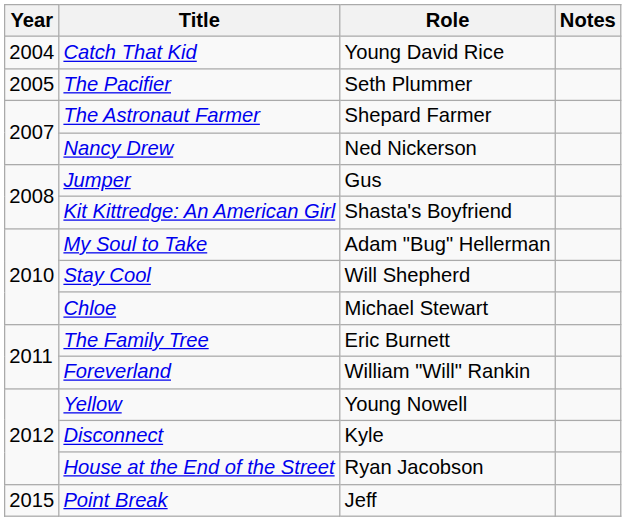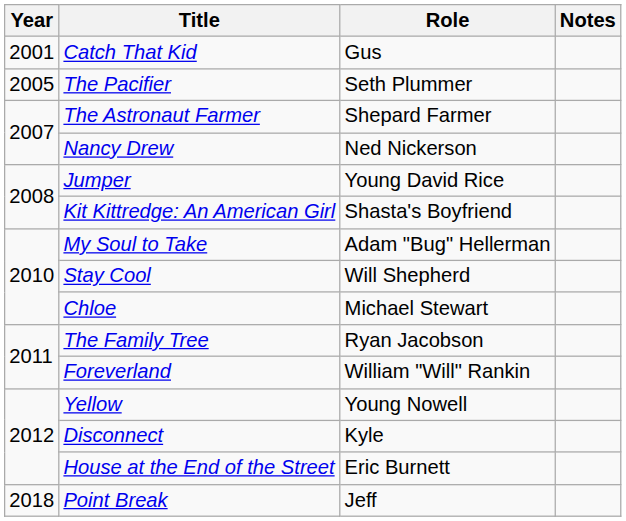(32, 52) 2004 -> (32, 52) 2001
(424, 52) Young David Rice -> (363, 52) Gus
(363, 180) Gus -> (424, 180) Young David Rice
(397, 340) Eric Burnett -> (414, 340) Ryan Jacobson
(414, 468) Ryan Jacobson -> (397, 468) Eric Burnett
(32, 500) 2015 -> (32, 500) 2018
